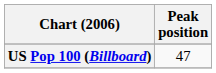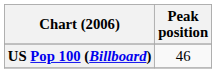(183, 56) 47 -> (183, 56) 46
